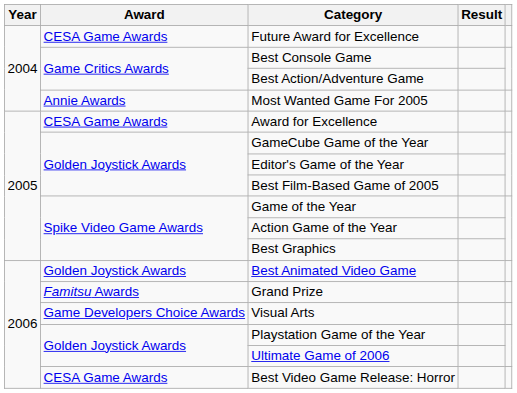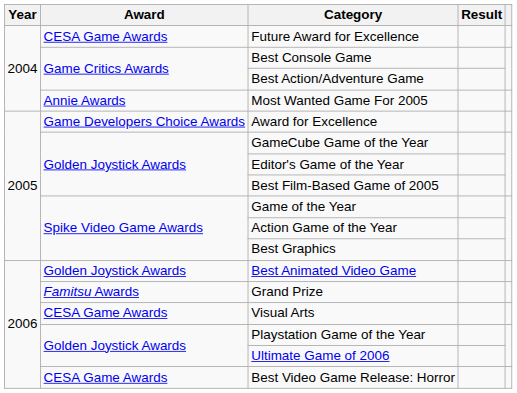(105, 121) CESA Game Awards -> (144, 121) Game Developers Choice Awards
(144, 313) Game Developers Choice Awards -> (105, 313) CESA Game Awards
